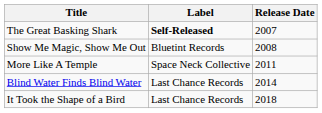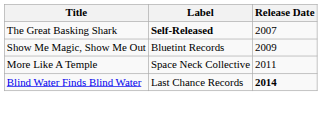(266, 47) 2008 -> (266, 47) 2009
(266, 82) normal -> (266, 82) bold
- row: (66, 99)
